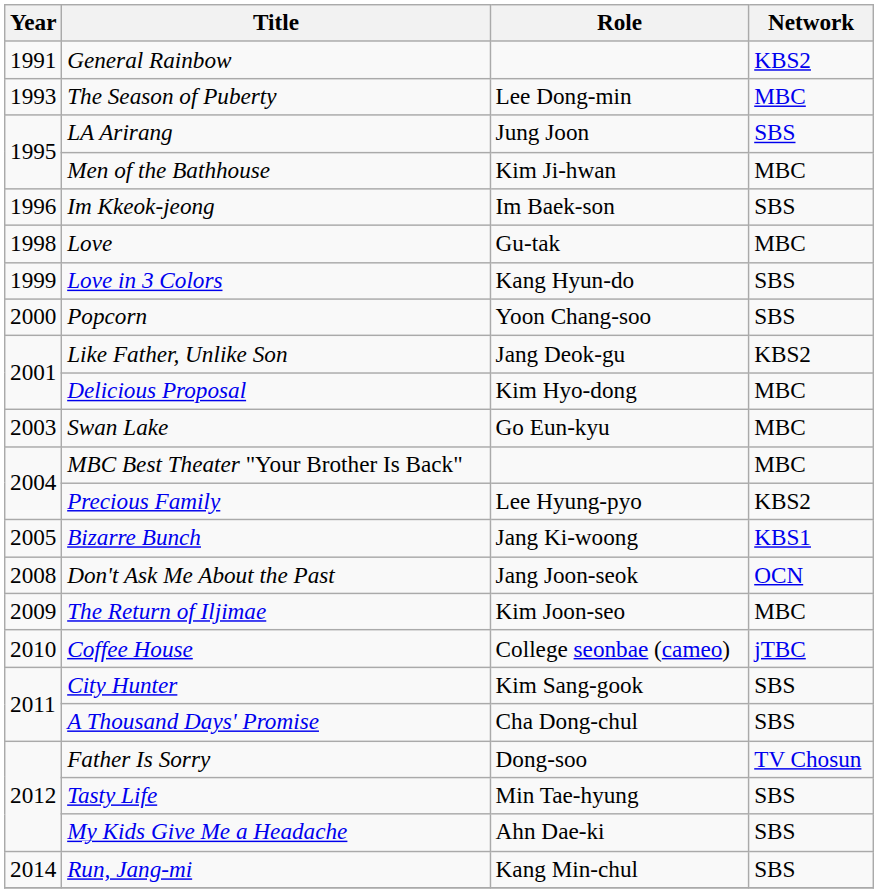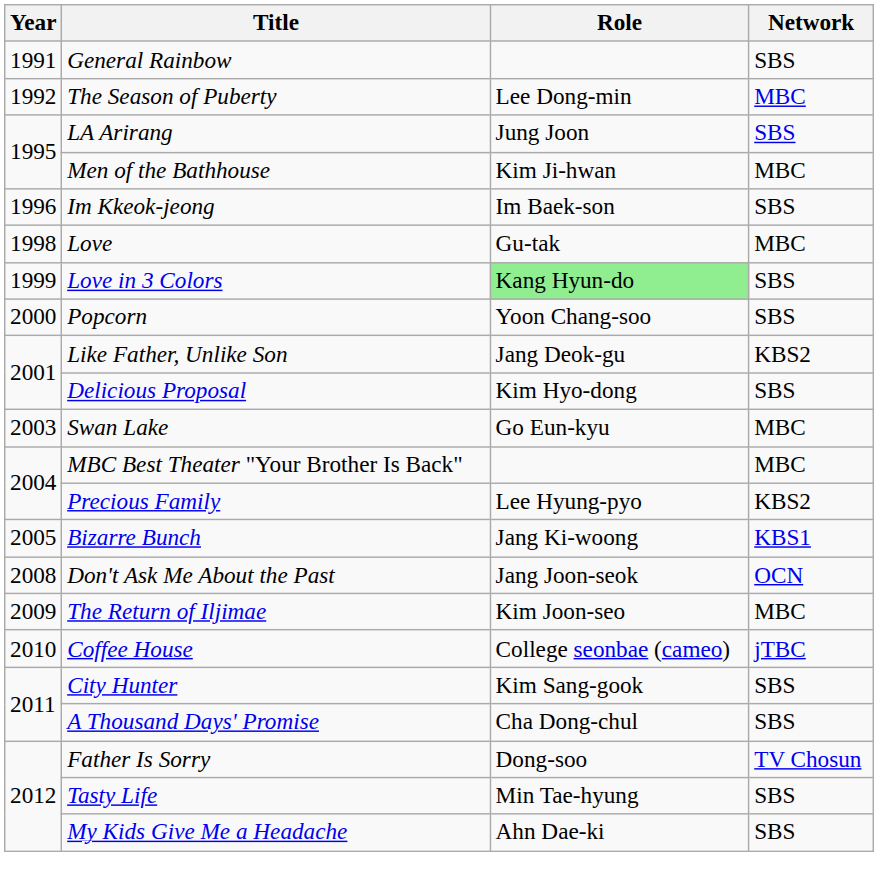(783, 59) KBS2 -> (775, 59) SBS
(33, 96) 1993 -> (33, 96) 1992
(565, 280) no background -> (565, 280) lightgreen background
(780, 390) MBC -> (775, 390) SBS
- row: (130, 869)
